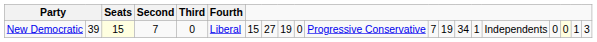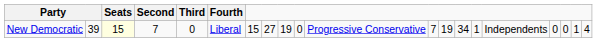(566, 29) lightyellow background -> (566, 29) no background
(587, 29) 3 -> (587, 29) 4
